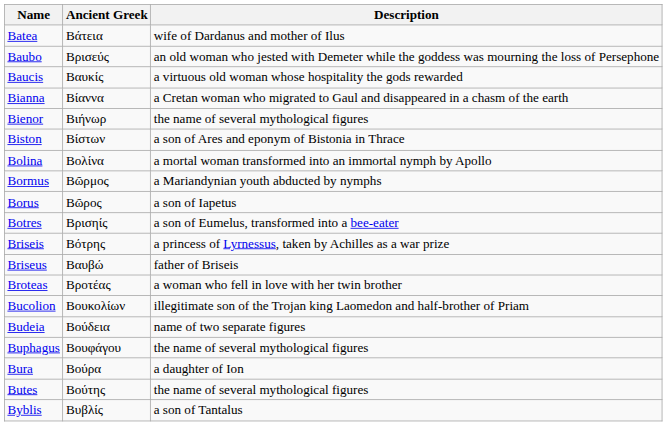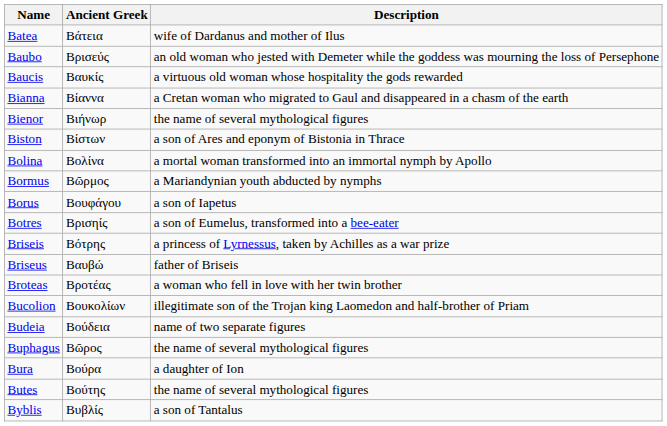(84, 202) Βῶρος -> (94, 202) Βουφάγου
(94, 347) Βουφάγου -> (84, 347) Βῶρος
